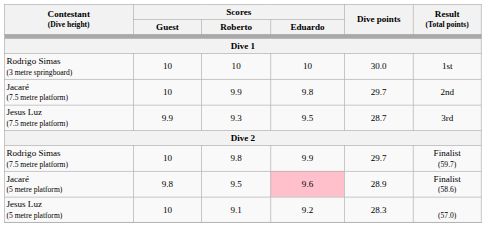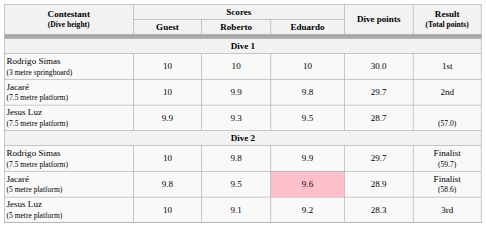(447, 118) 3rd -> (447, 124) (57.0)
(447, 216) (57.0) -> (447, 210) 3rd
